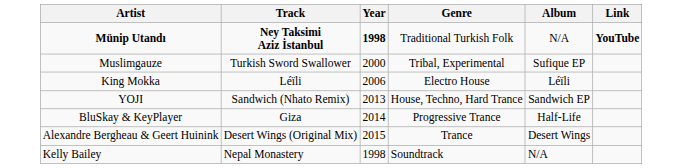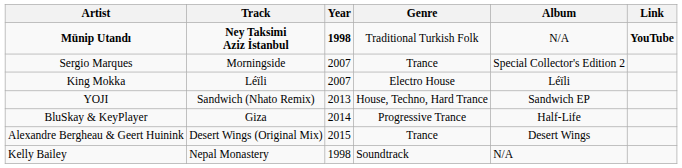- row: (131, 63)
+ row: (96, 63)
(374, 81) 2006 -> (339, 81) 2007
